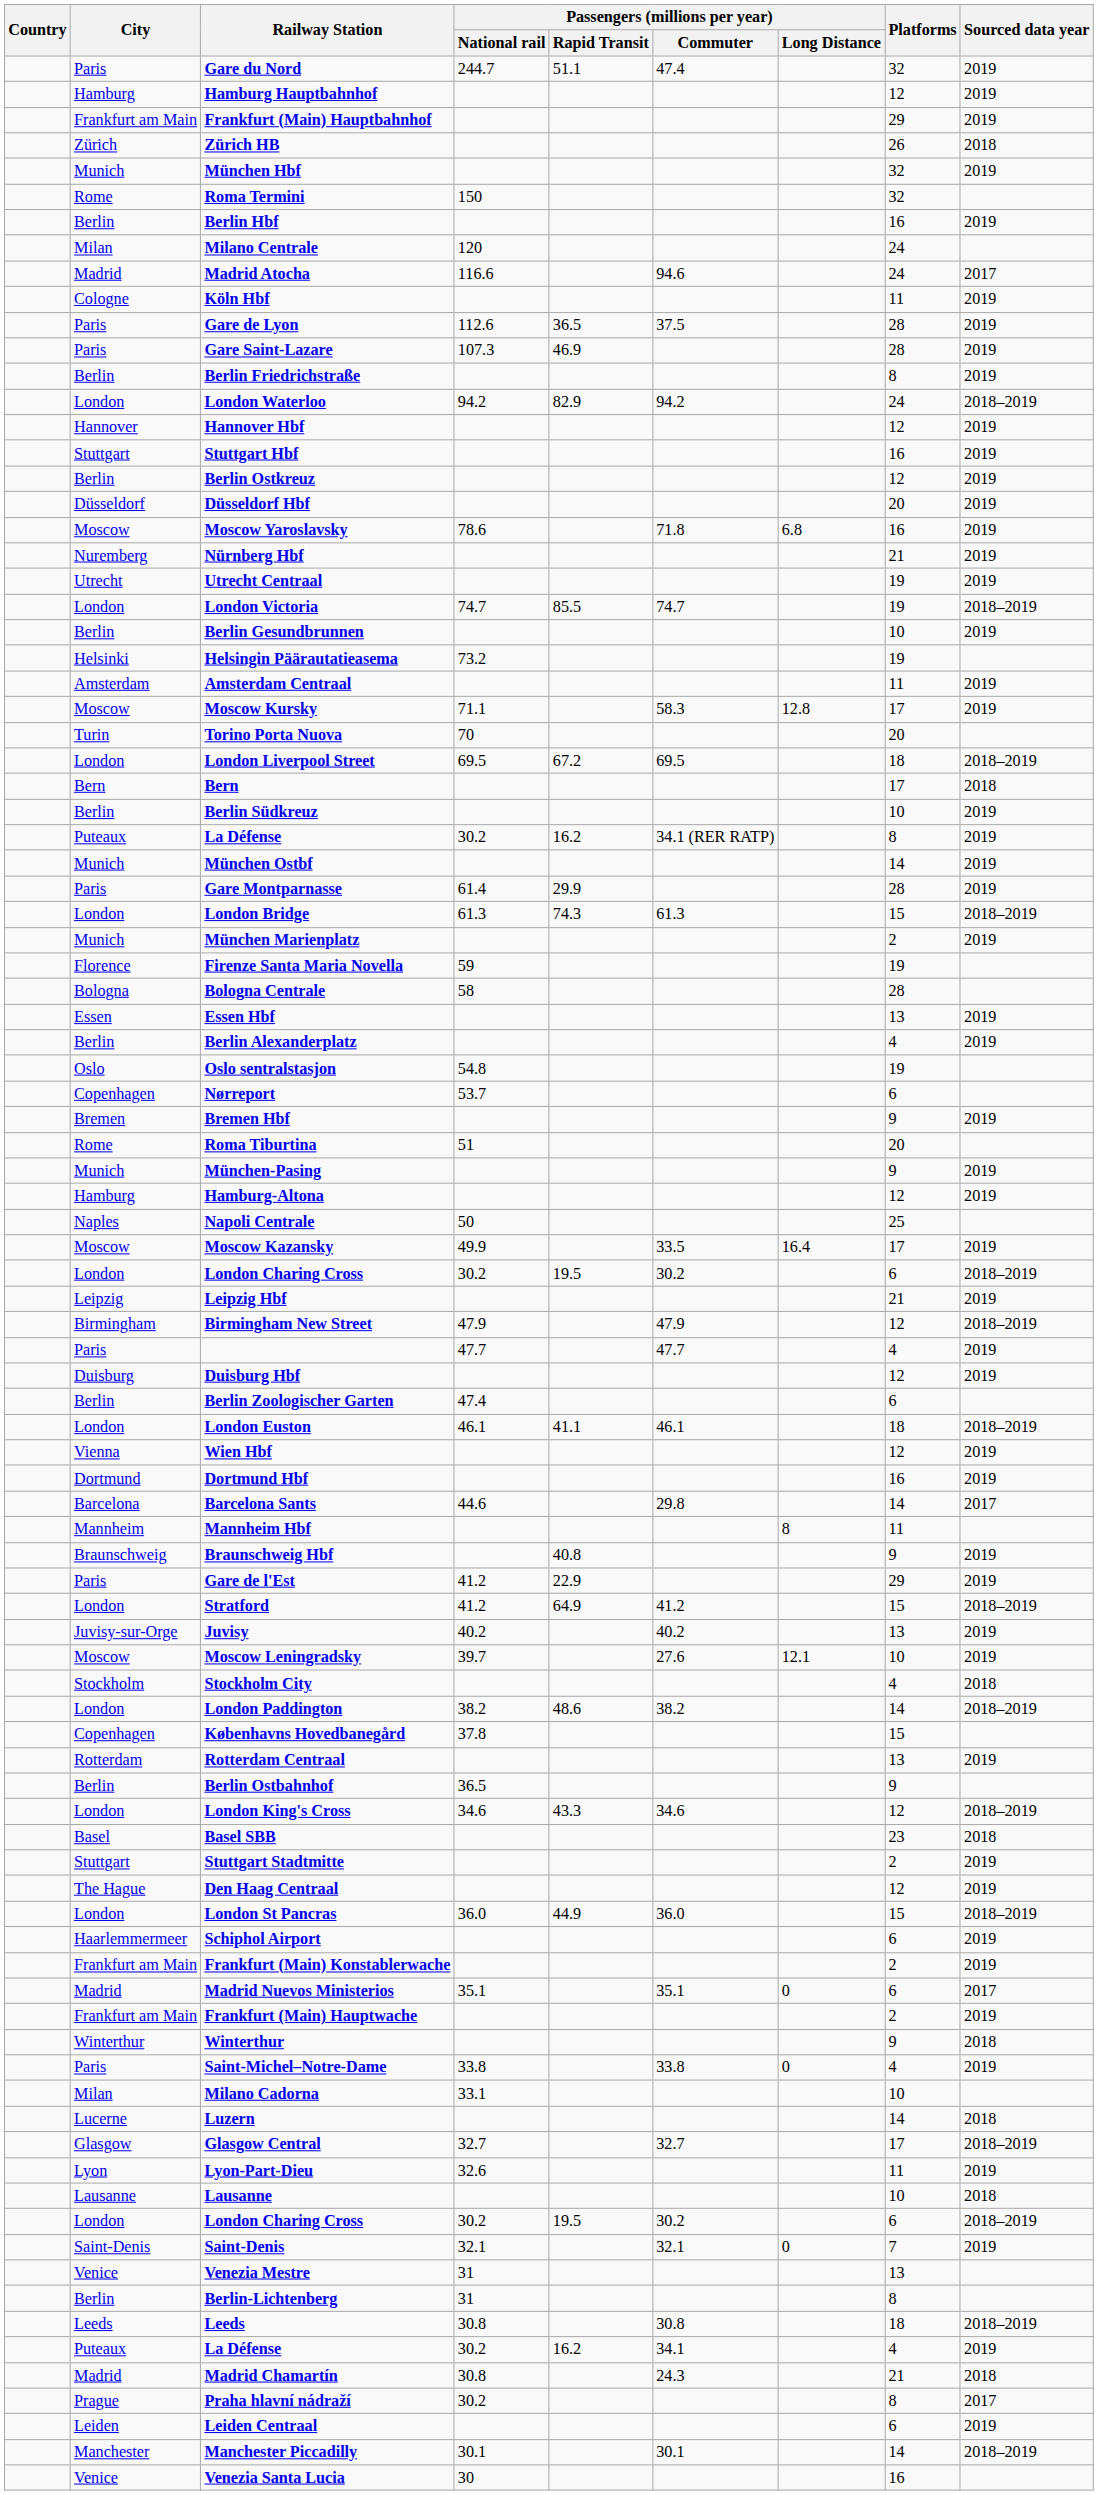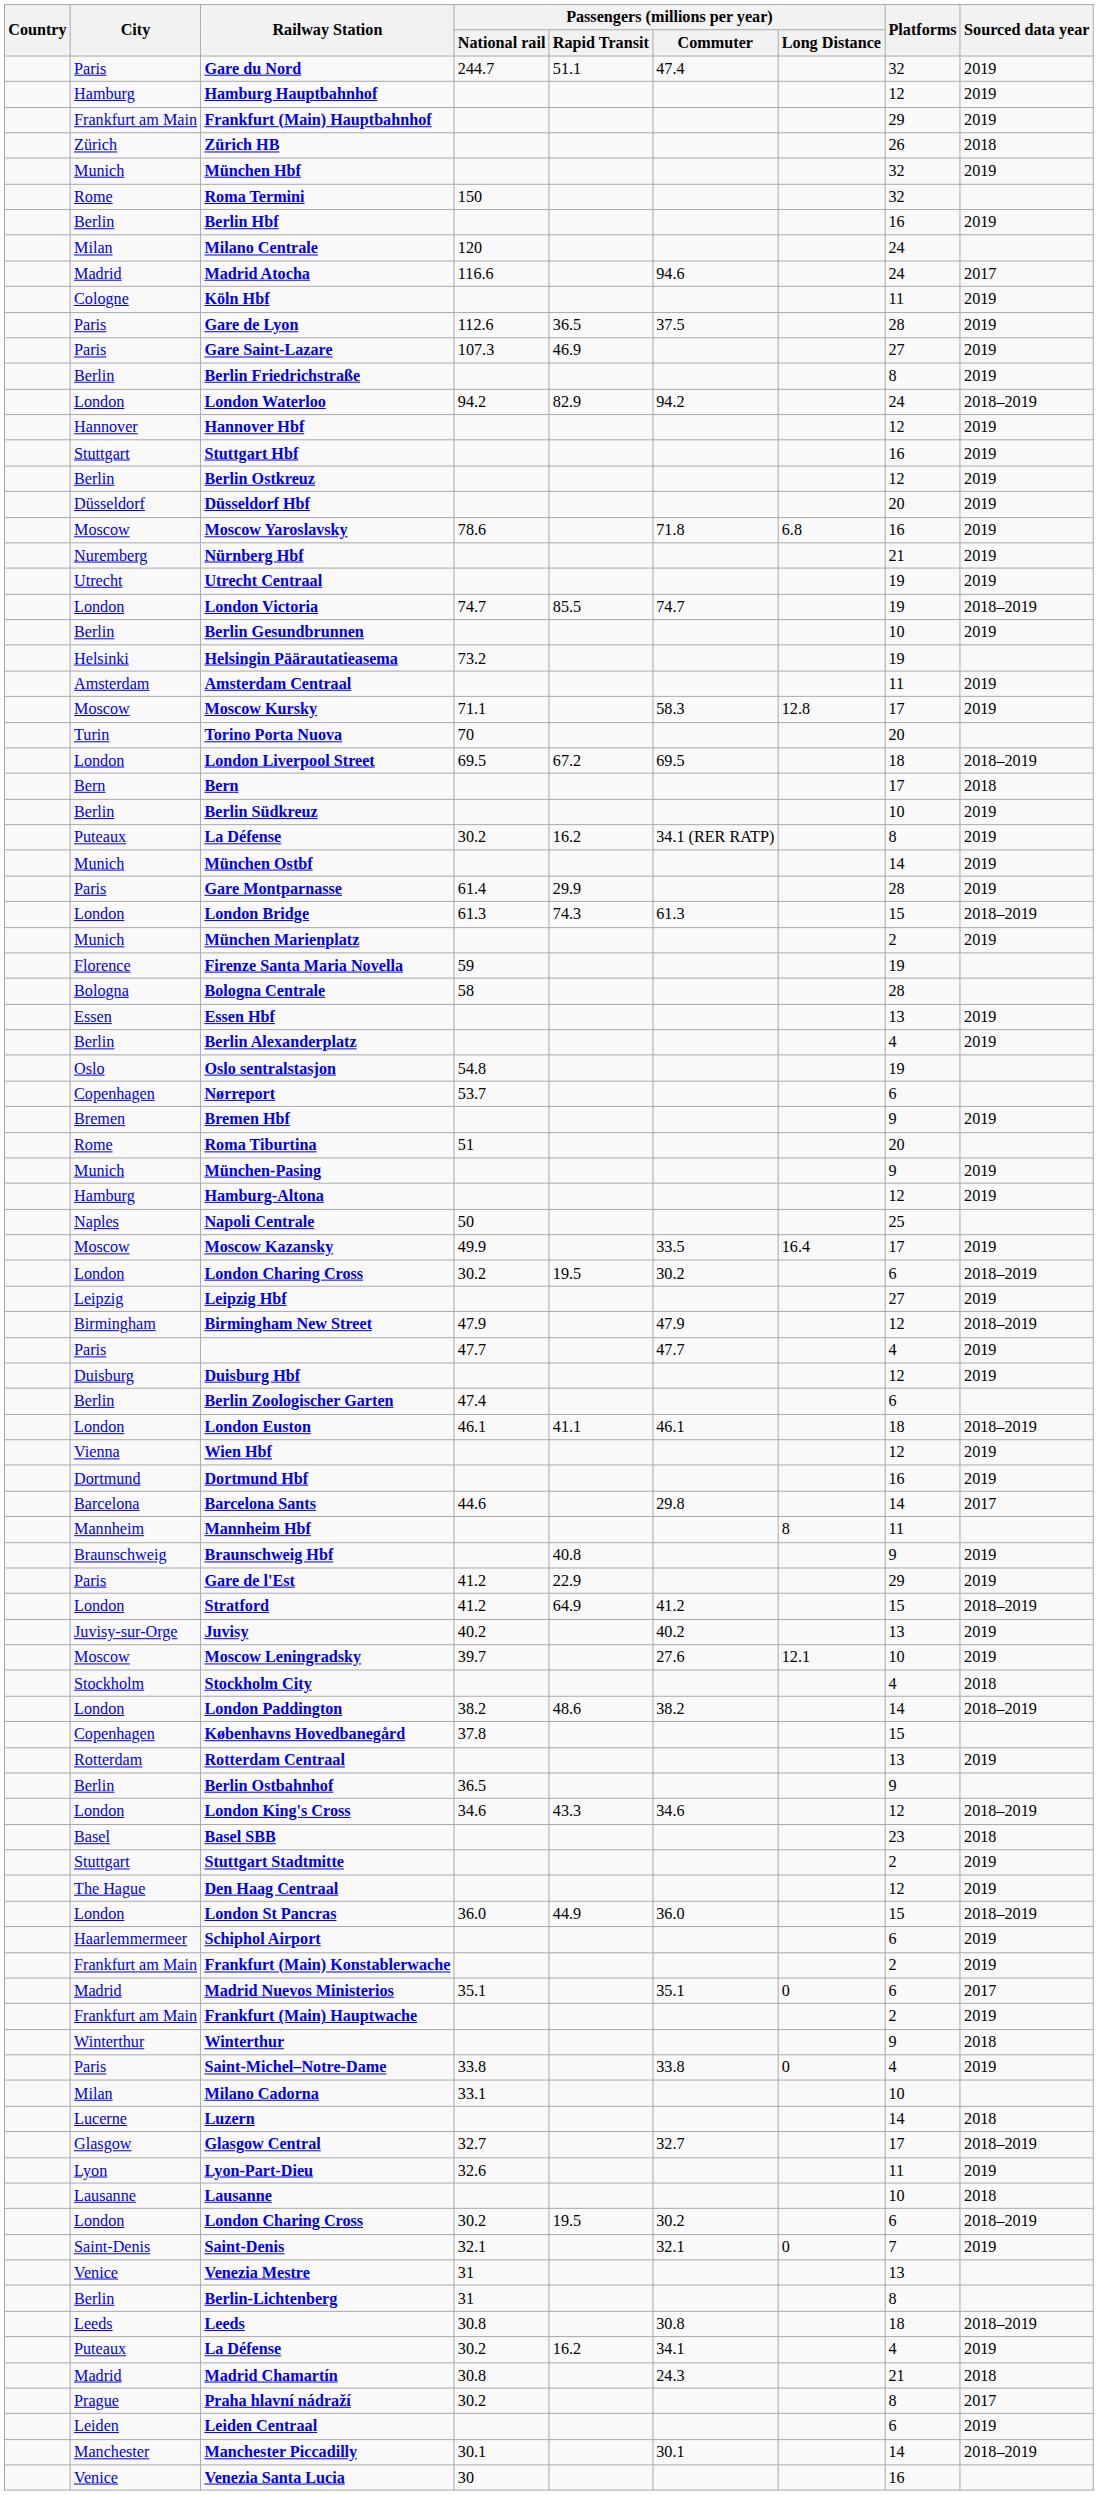(897, 350) 28 -> (897, 350) 27
(897, 1298) 21 -> (897, 1298) 27
